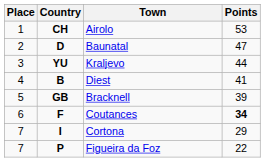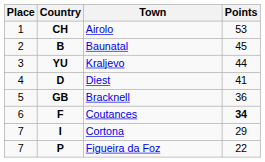(60, 47) D -> (60, 47) B
(241, 47) 47 -> (241, 47) 45
(60, 81) B -> (60, 81) D
(241, 98) 39 -> (241, 98) 36
